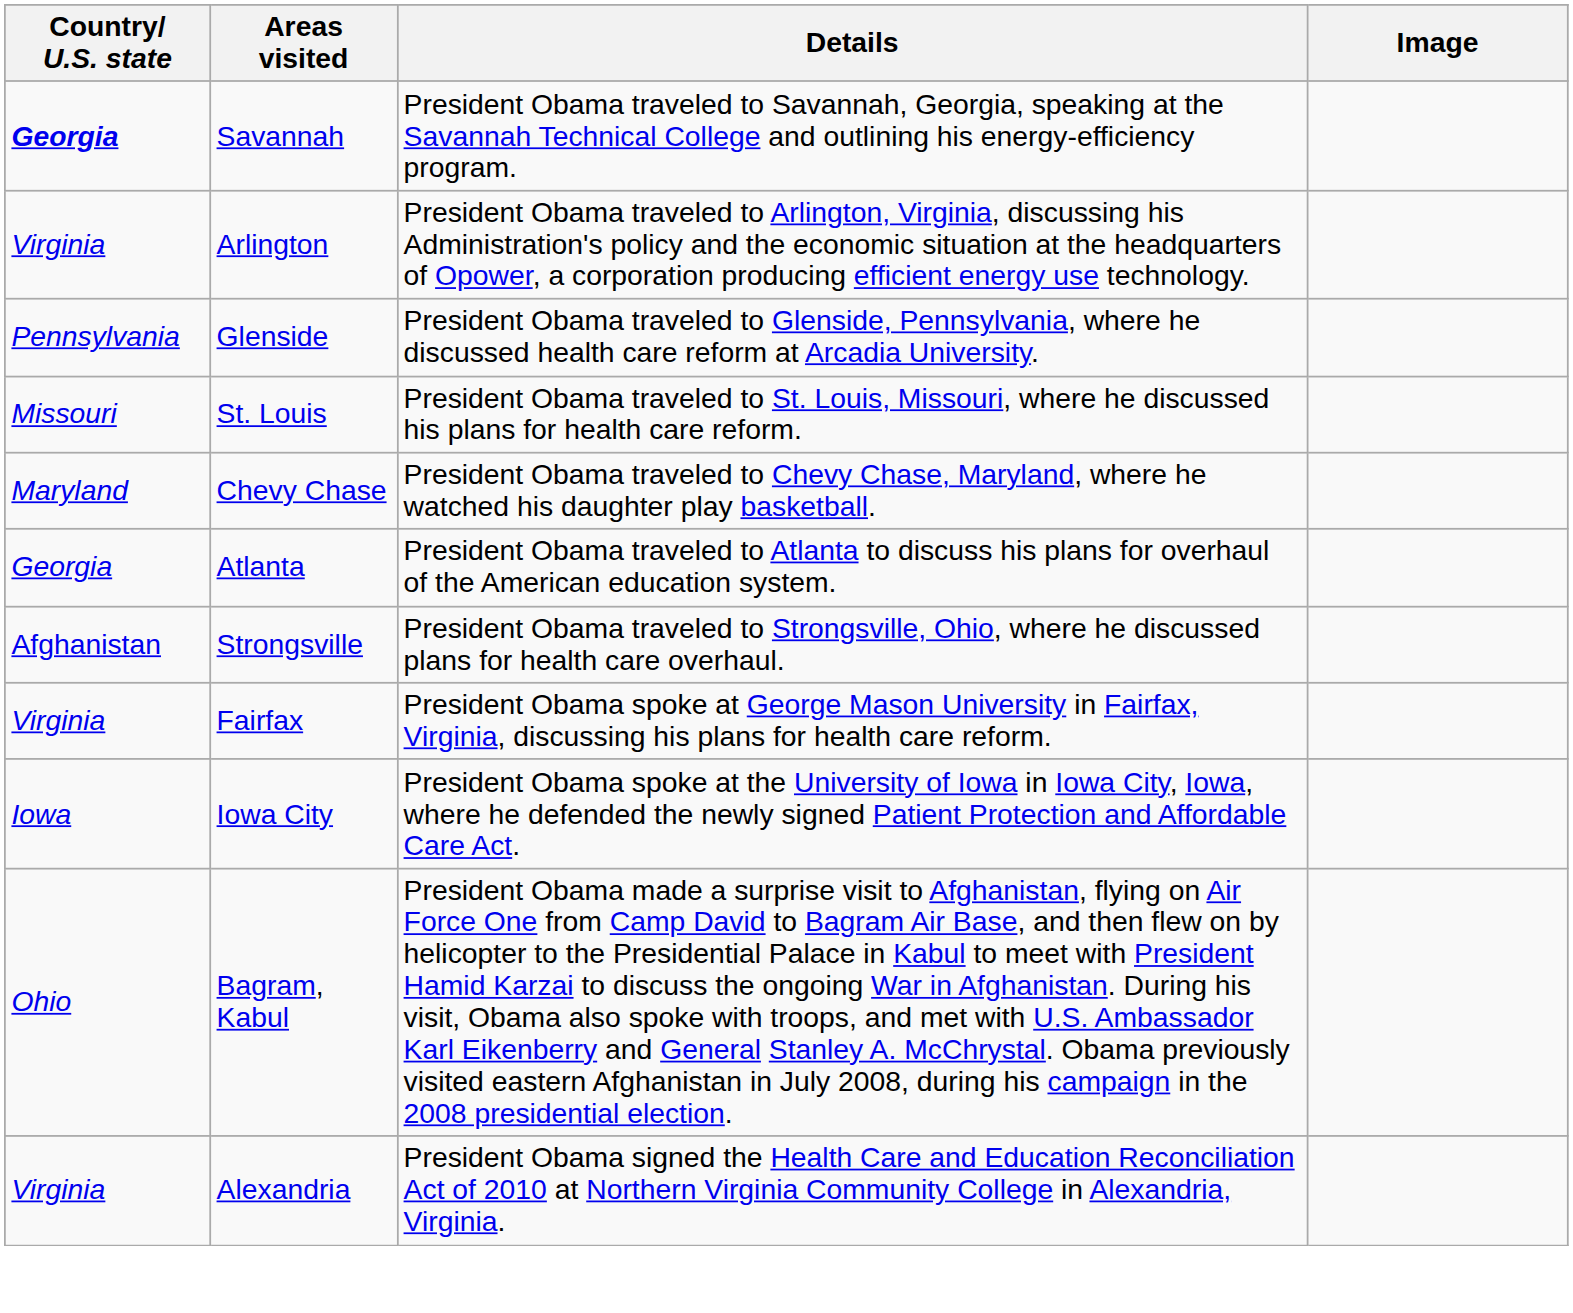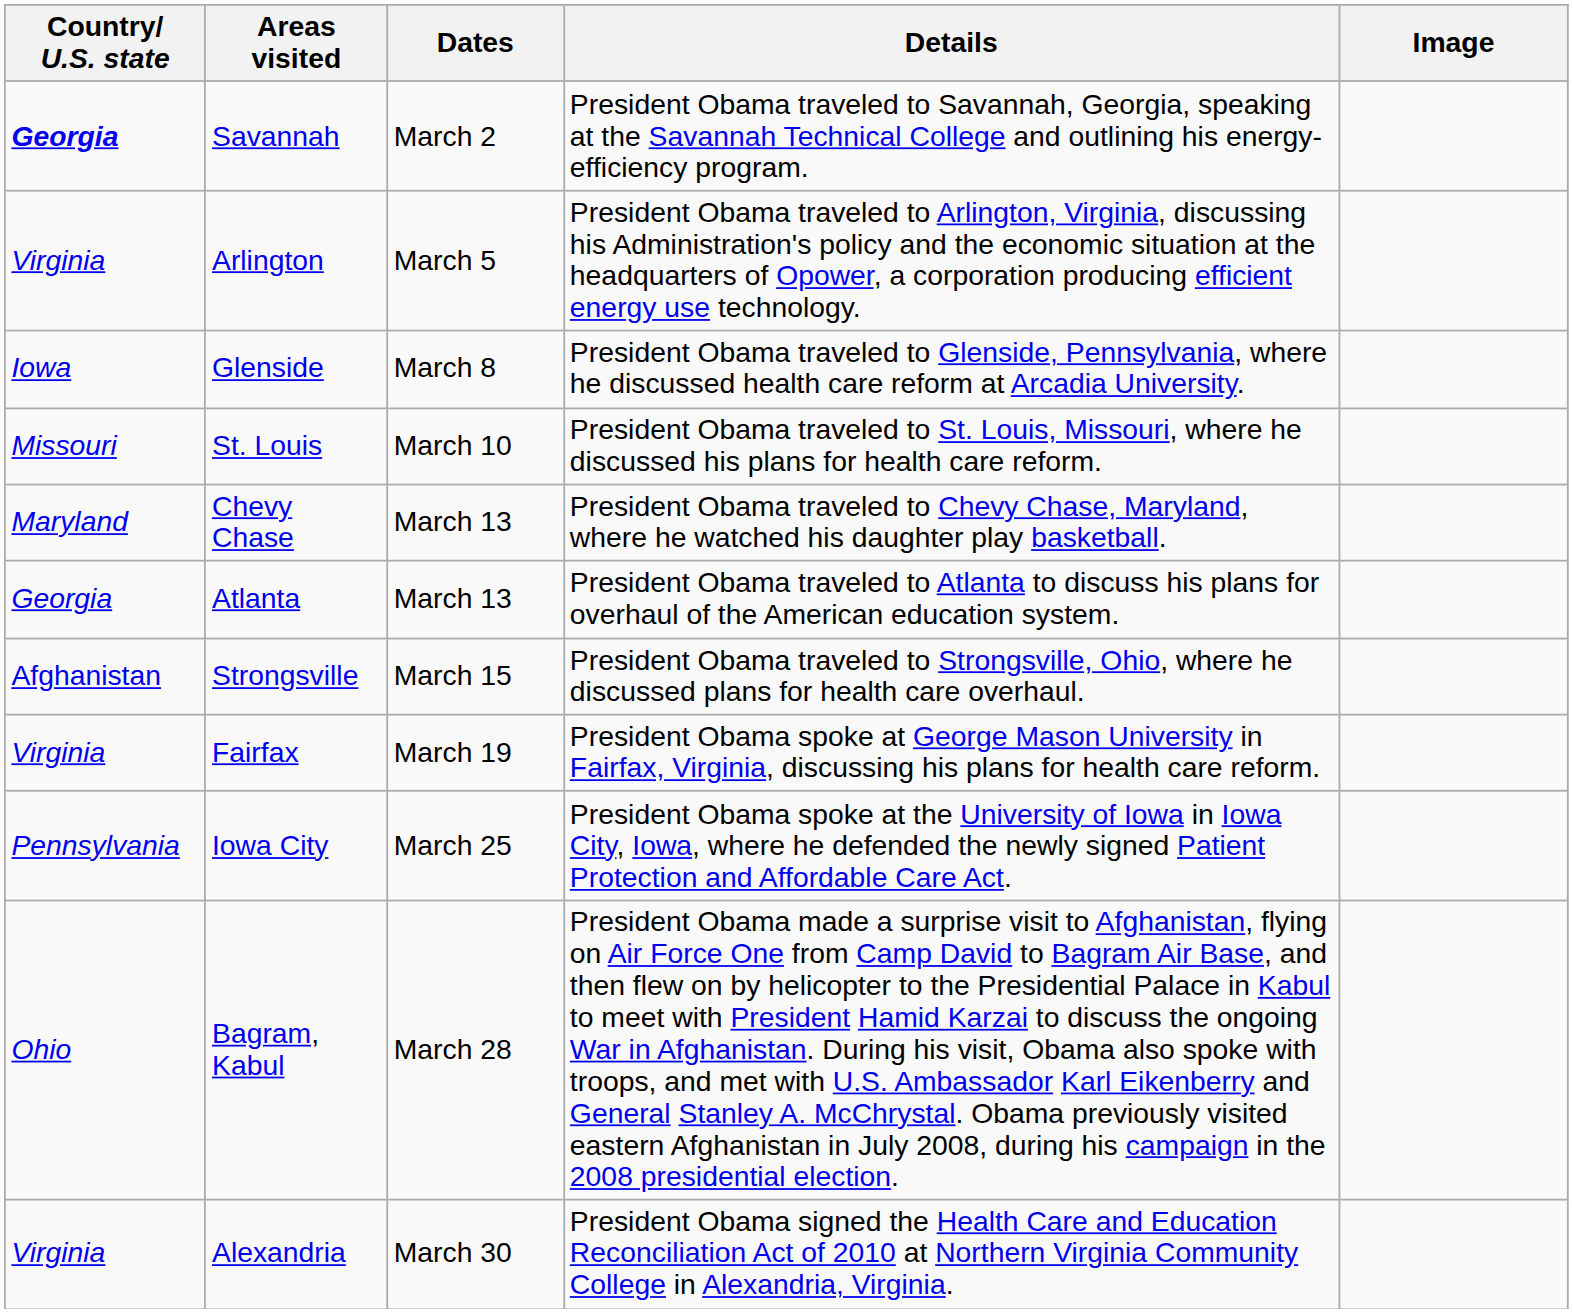+ column: (475, 42)
(96, 336) Pennsylvania -> (41, 368) Iowa
(41, 813) Iowa -> (96, 845) Pennsylvania
